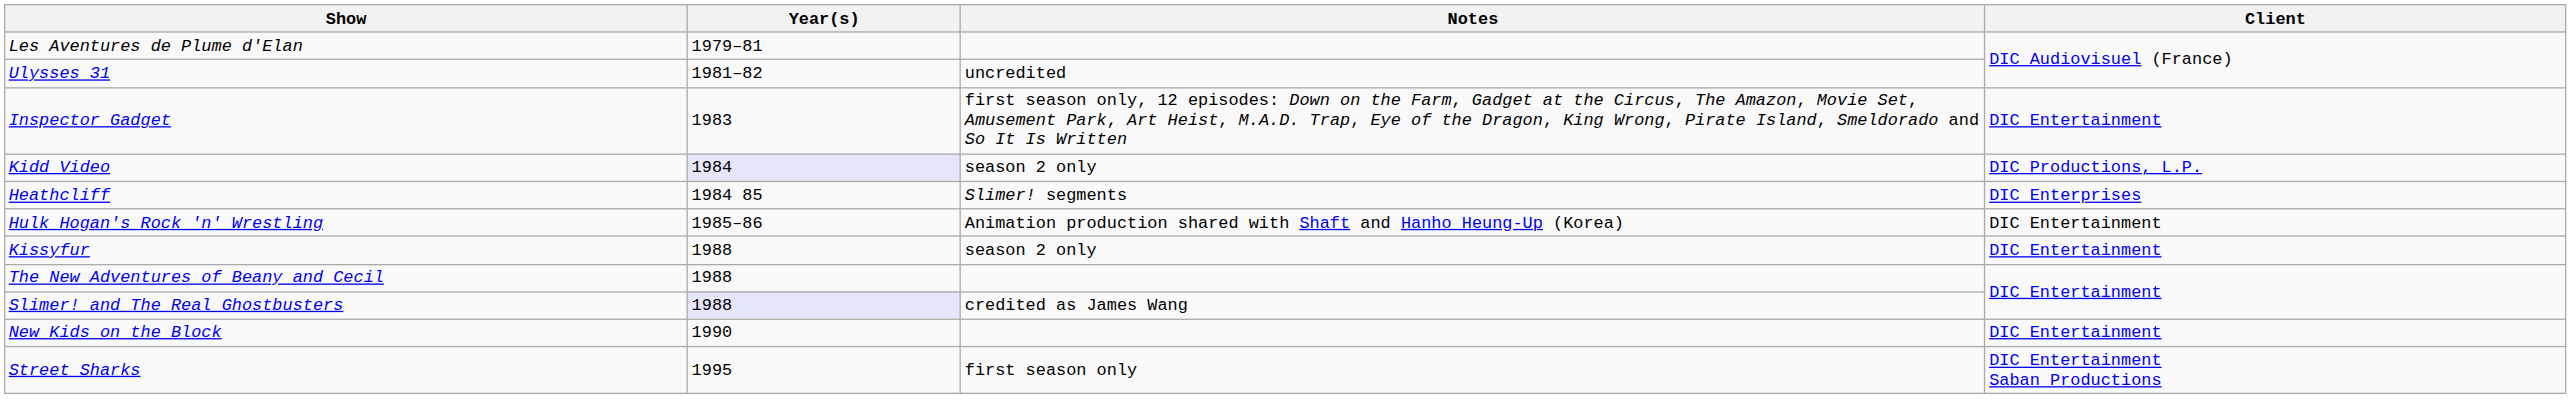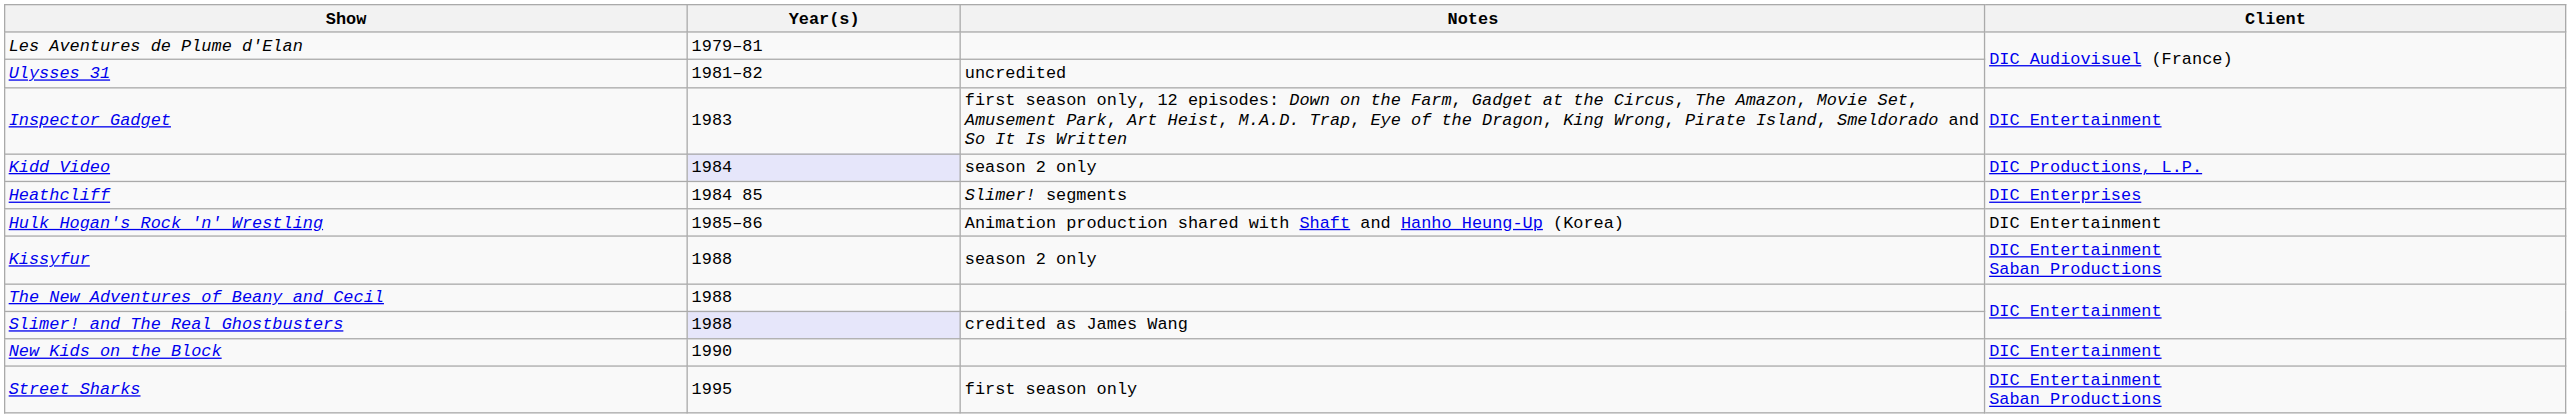(2075, 250) DIC Entertainment -> (2075, 260) DIC Entertainment Saban Productions
